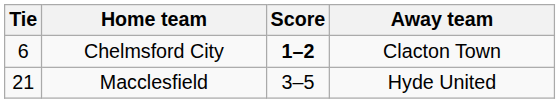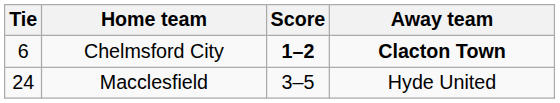(442, 51) normal -> (442, 51) bold
(23, 82) 21 -> (23, 82) 24
